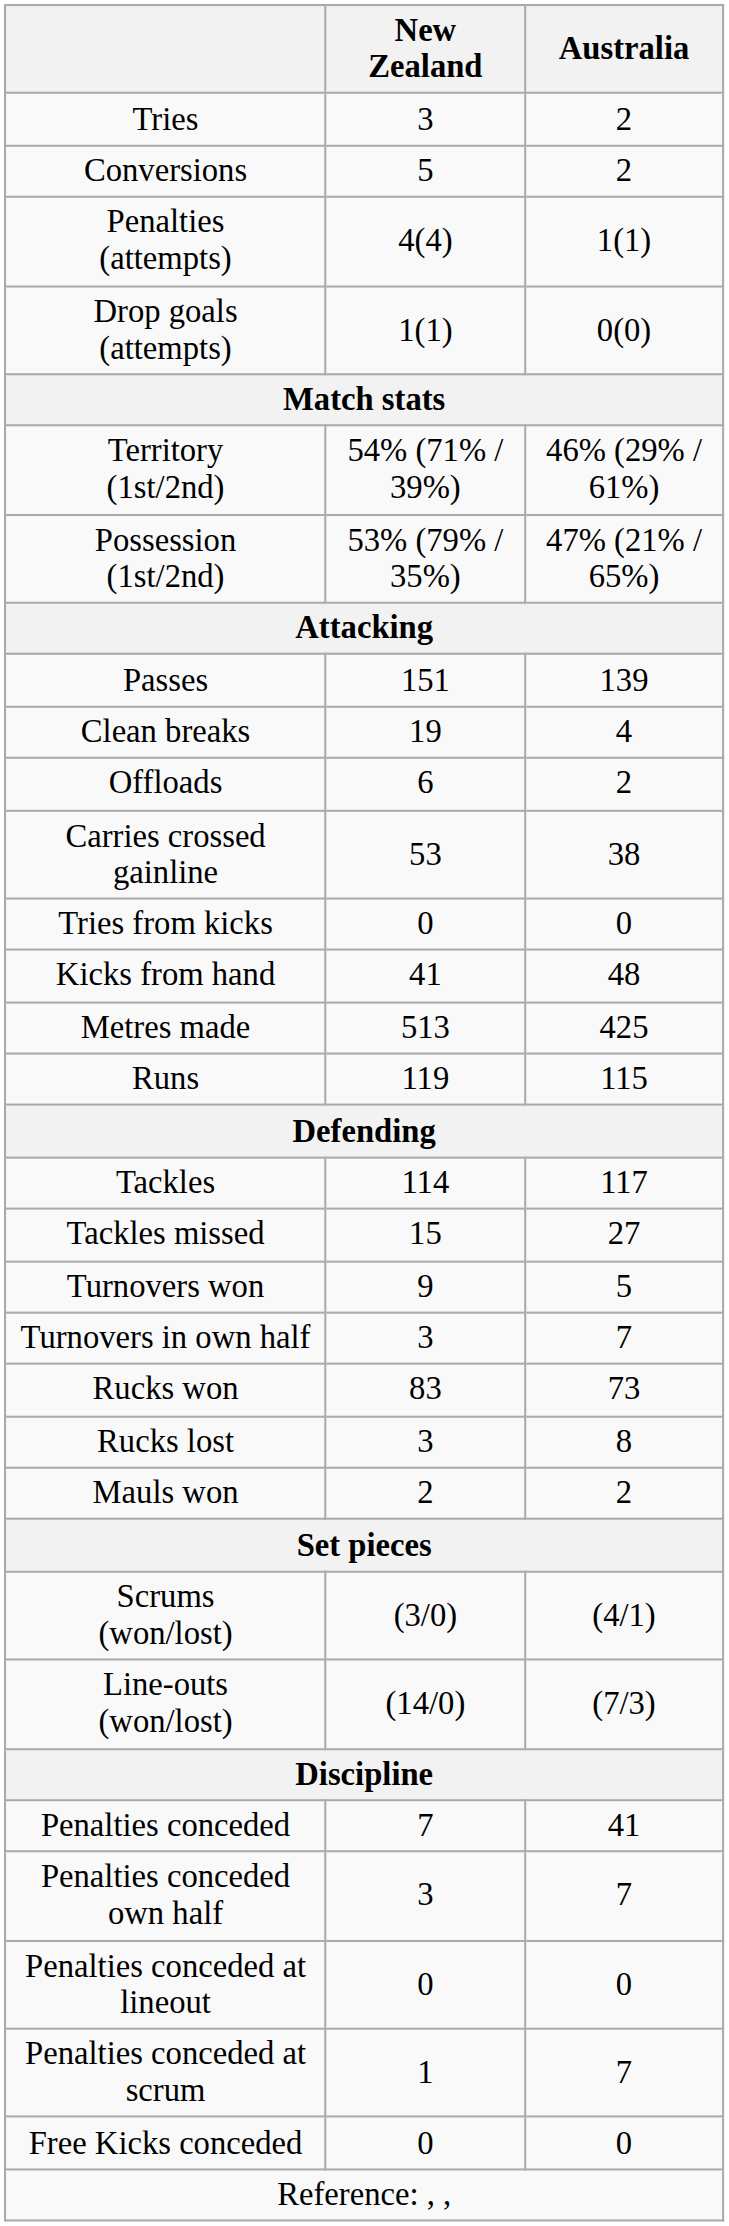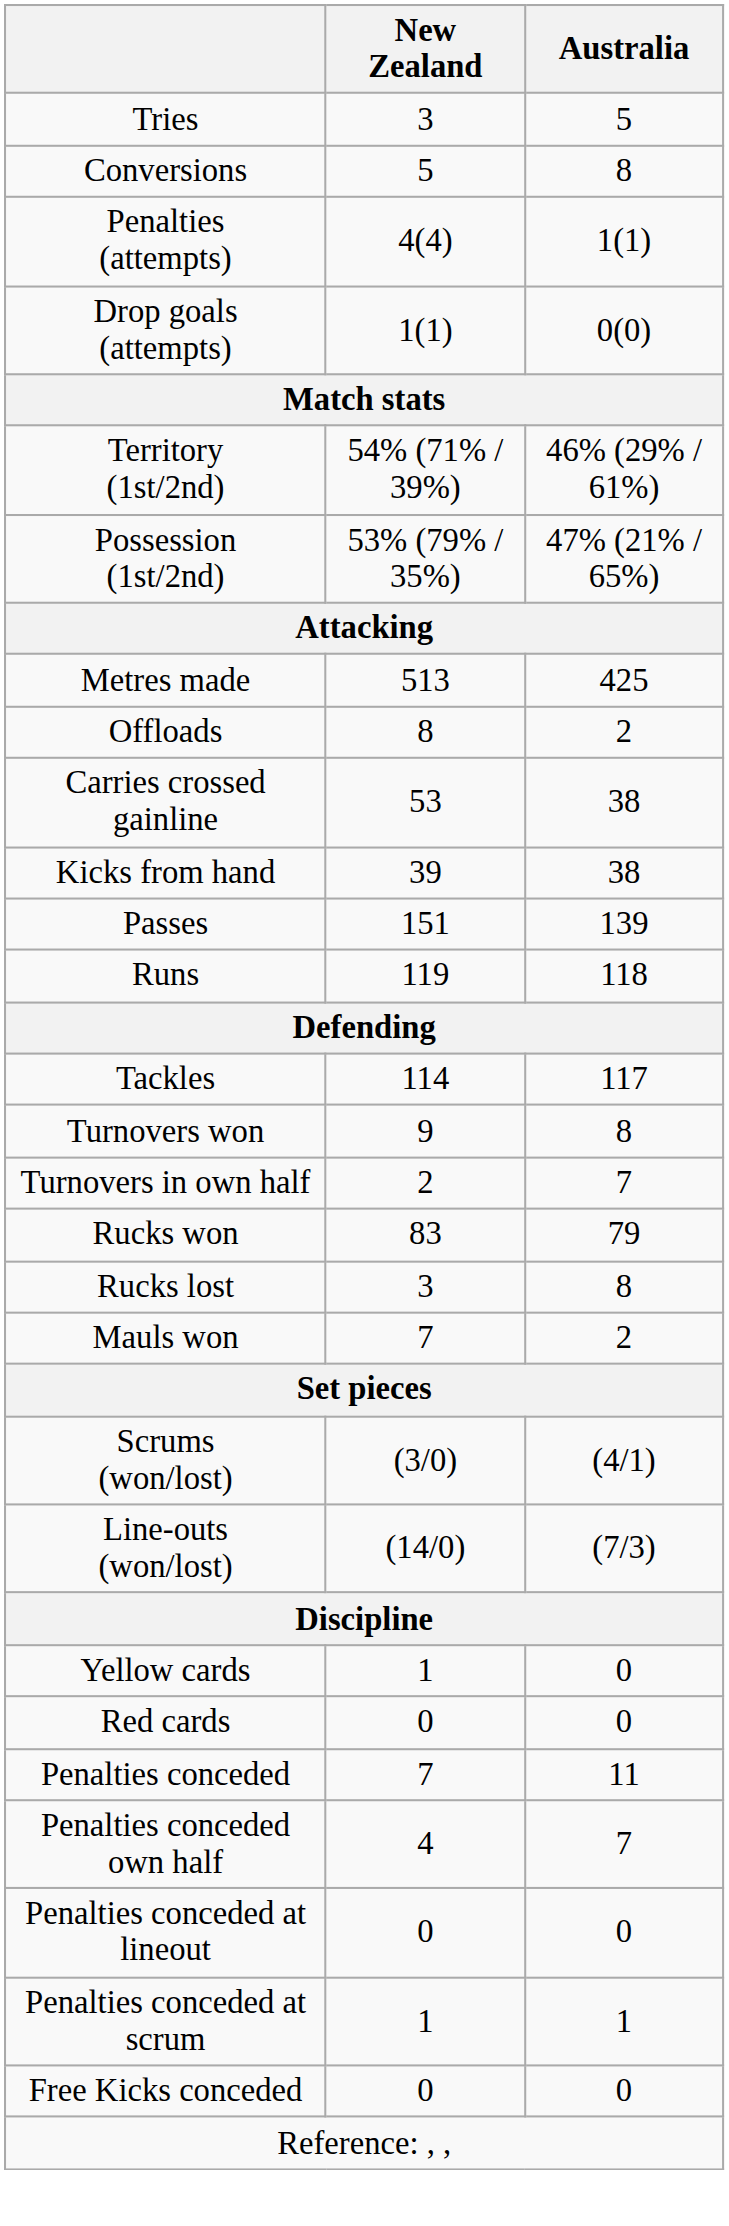(624, 118) 2 -> (624, 118) 5
(624, 170) 2 -> (624, 170) 8
rows swapped: (166, 1027) <-> (166, 679)
- row: (166, 731)
(425, 783) 6 -> (425, 731) 8
- row: (166, 923)
(425, 975) 41 -> (425, 871) 39
(624, 975) 48 -> (624, 871) 38
(624, 1078) 115 -> (624, 975) 118
- row: (166, 1234)
(624, 1286) 5 -> (624, 1130) 8
(425, 1337) 3 -> (425, 1182) 2
(624, 1389) 73 -> (624, 1234) 79
(425, 1493) 2 -> (425, 1337) 7
+ row: (166, 1670)
+ row: (166, 1721)
(624, 1825) 41 -> (624, 1773) 11
(425, 1895) 3 -> (425, 1843) 4
(624, 2072) 7 -> (624, 2020) 1
